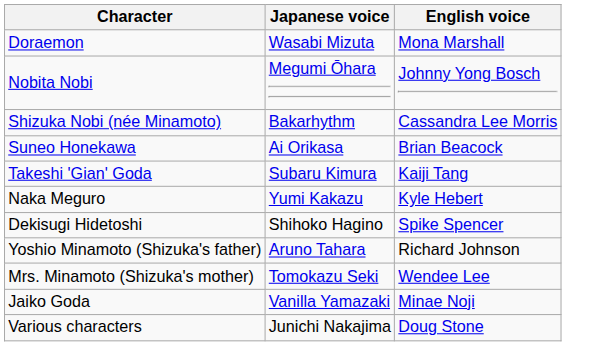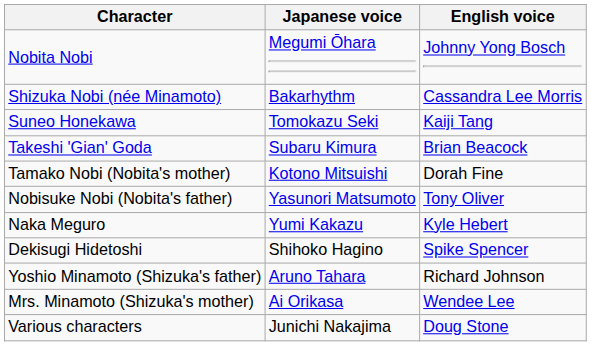- row: (46, 42)
(306, 148) Ai Orikasa -> (324, 122) Tomokazu Seki
(450, 148) Brian Beacock -> (458, 122) Kaiji Tang
(433, 173) Kaiji Tang -> (475, 148) Brian Beacock
+ row: (119, 173)
+ row: (120, 199)
(324, 276) Tomokazu Seki -> (306, 301) Ai Orikasa
- row: (49, 301)
